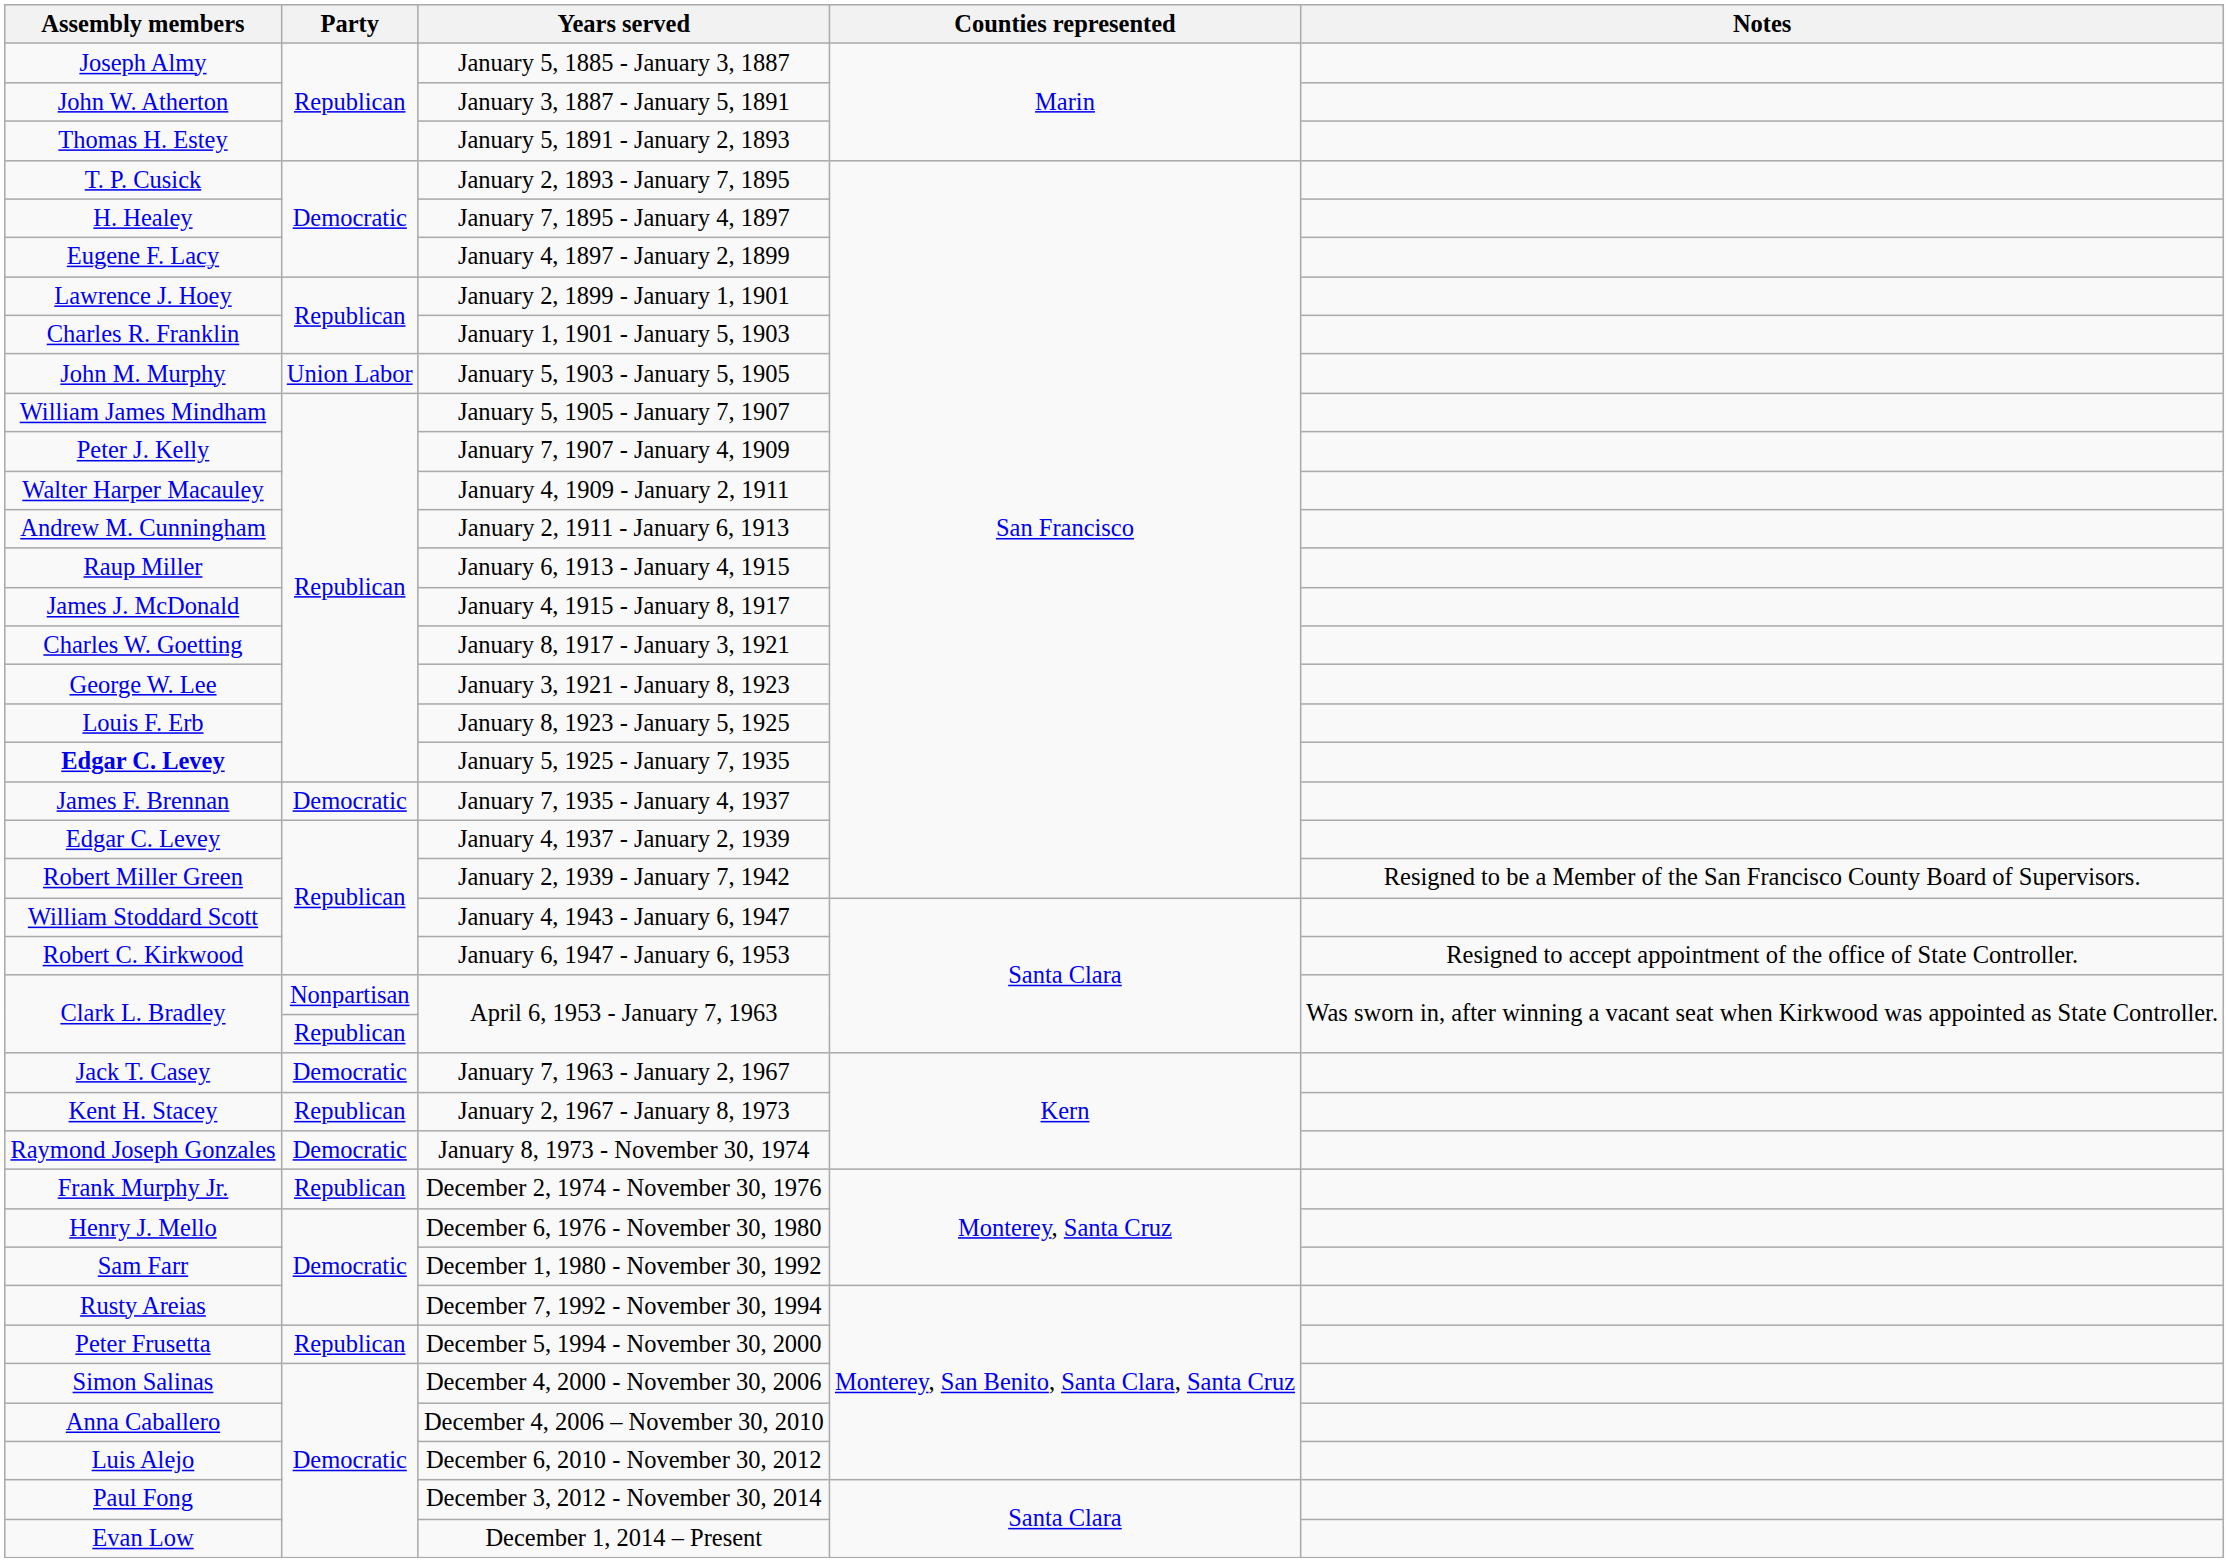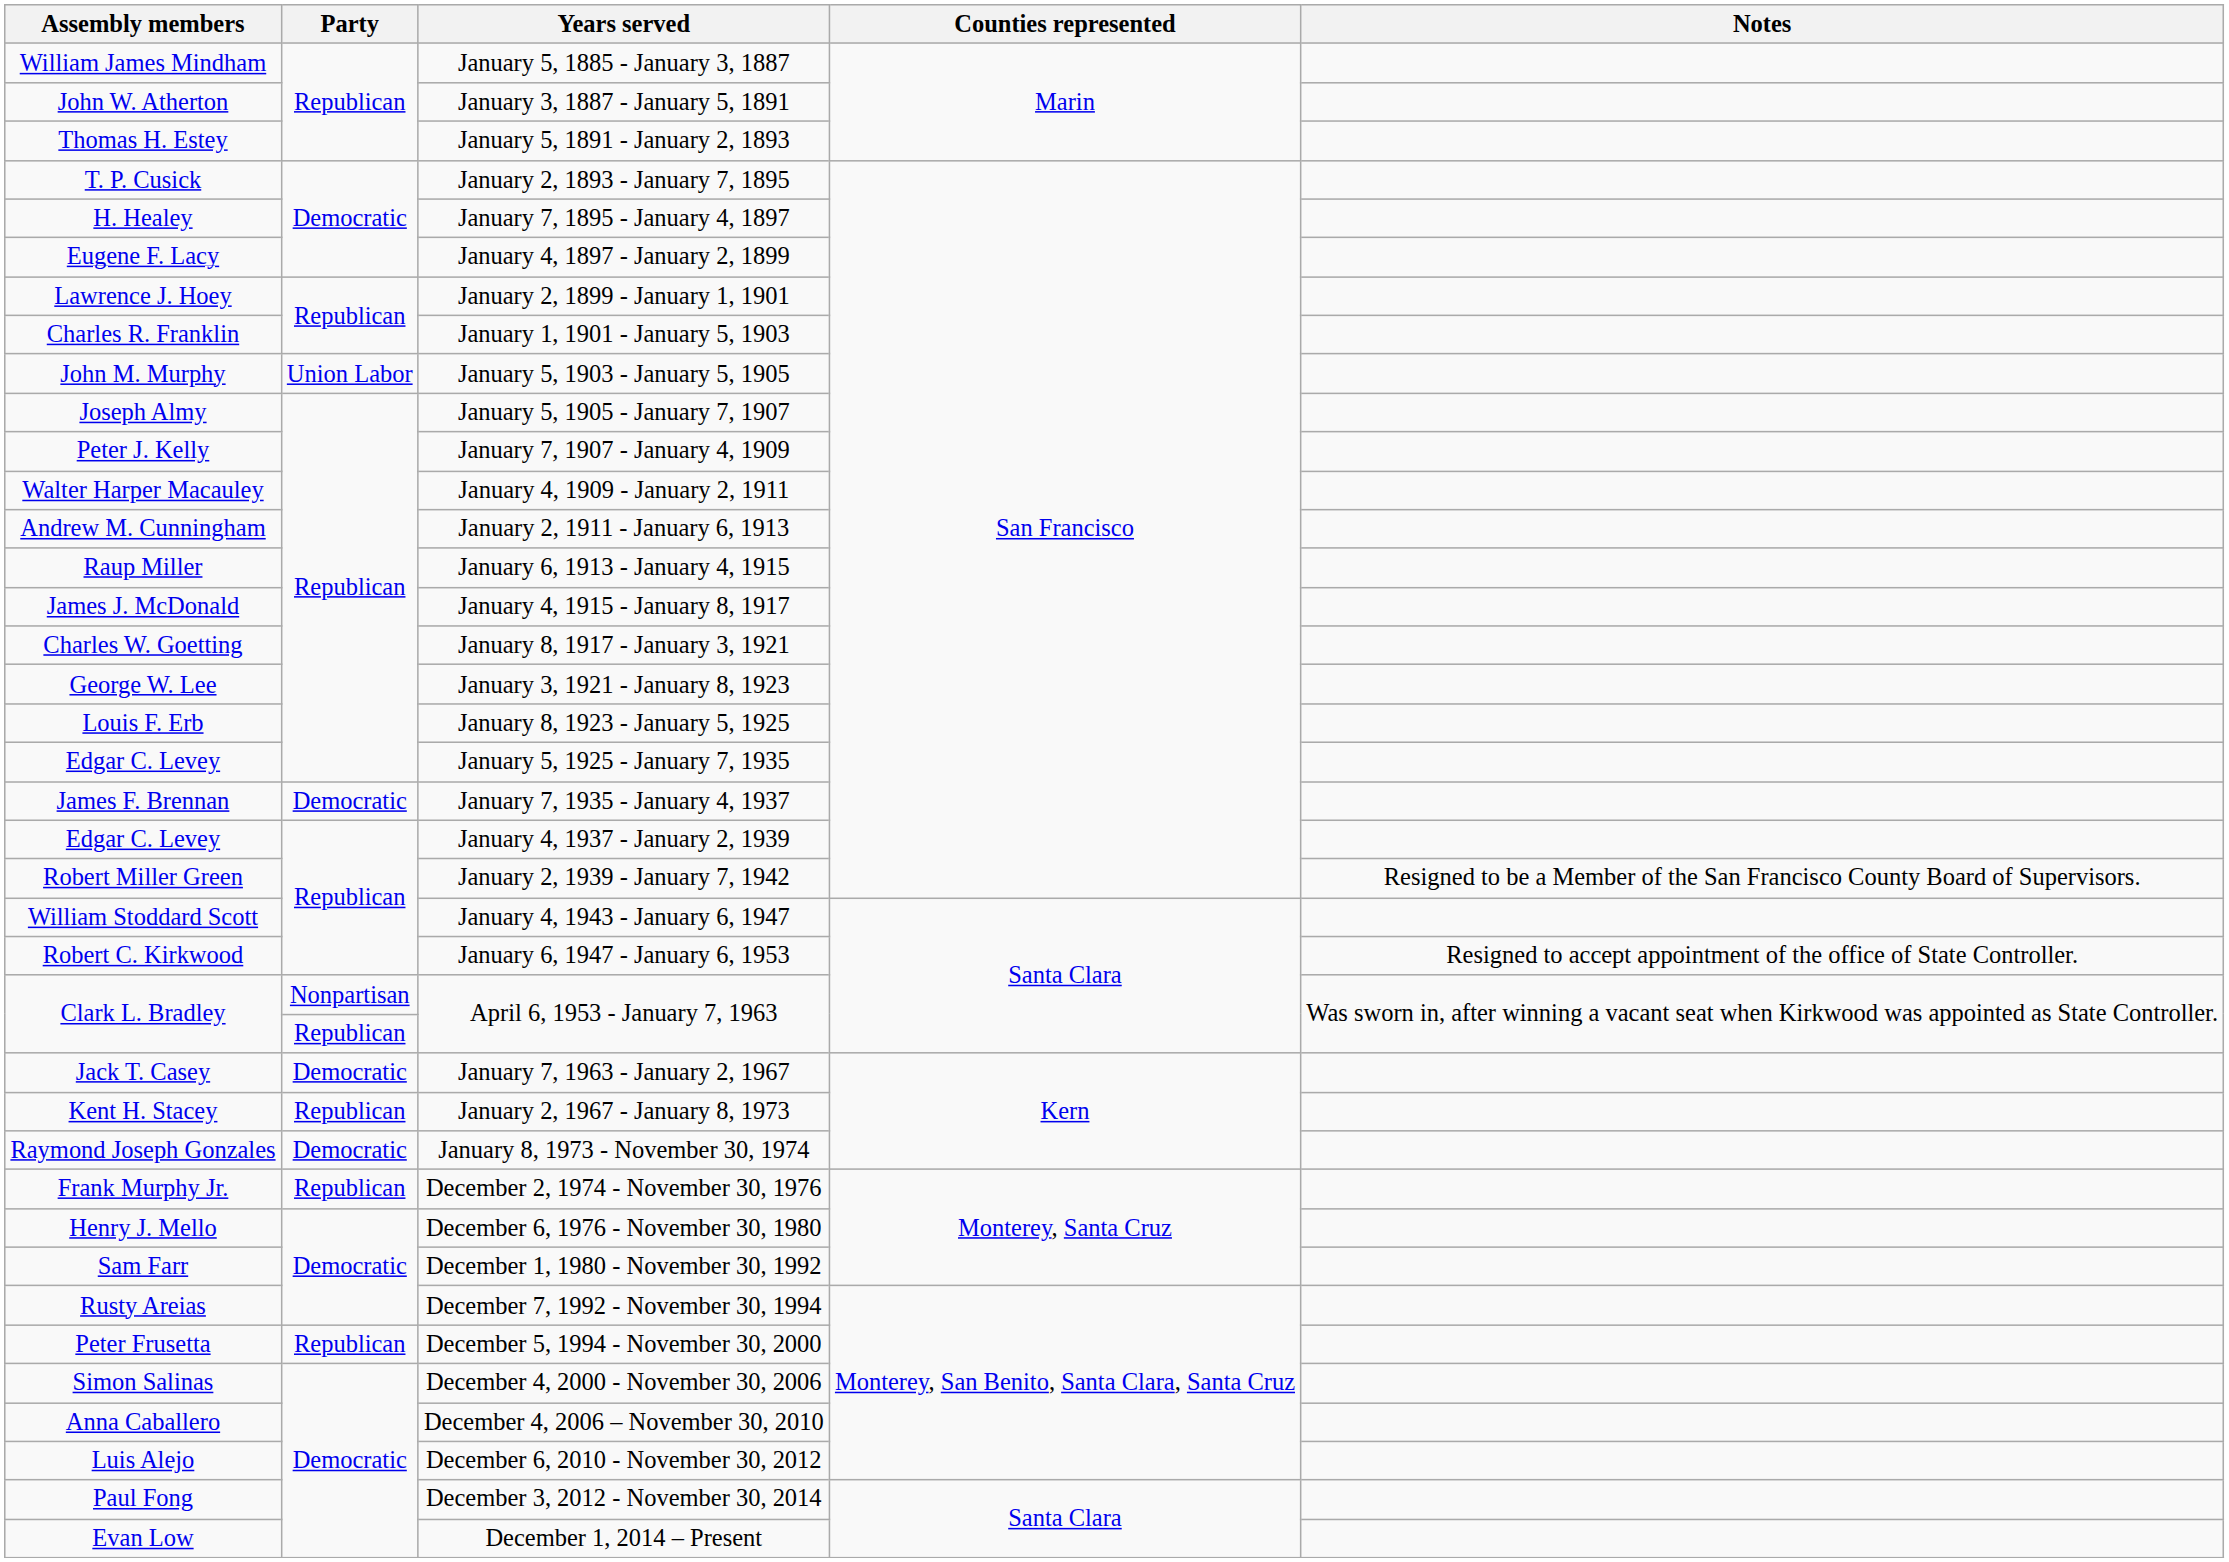(143, 62) Joseph Almy -> (143, 62) William James Mindham
(143, 412) William James Mindham -> (143, 412) Joseph Almy
(143, 761) bold -> (143, 761) normal
